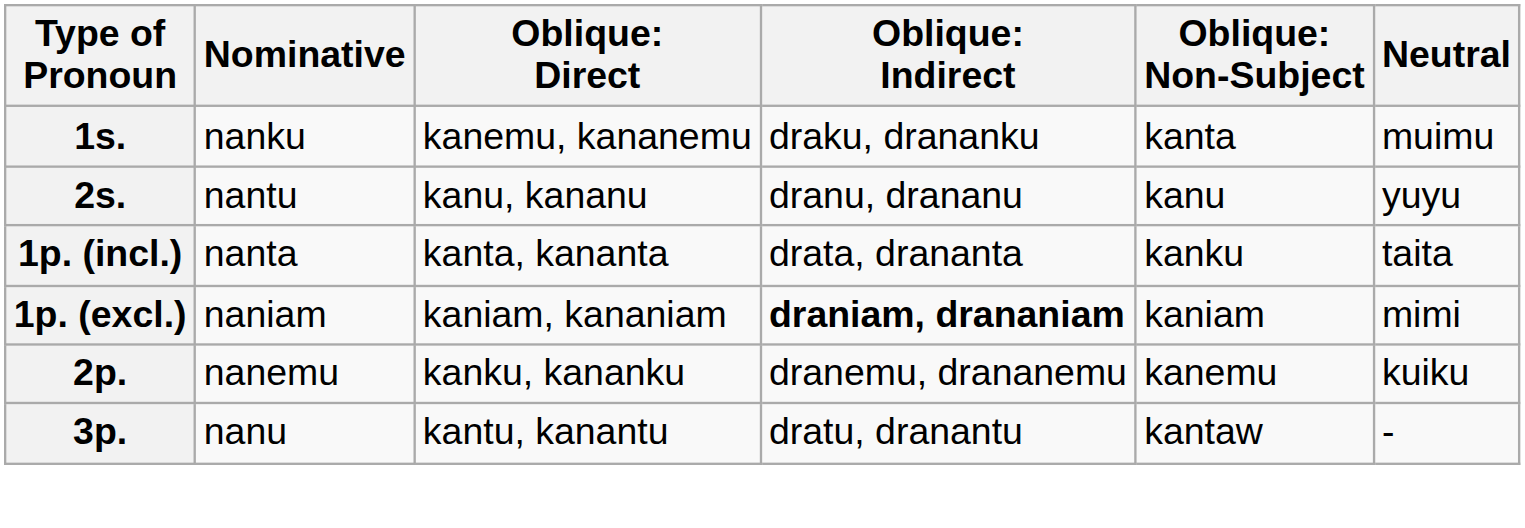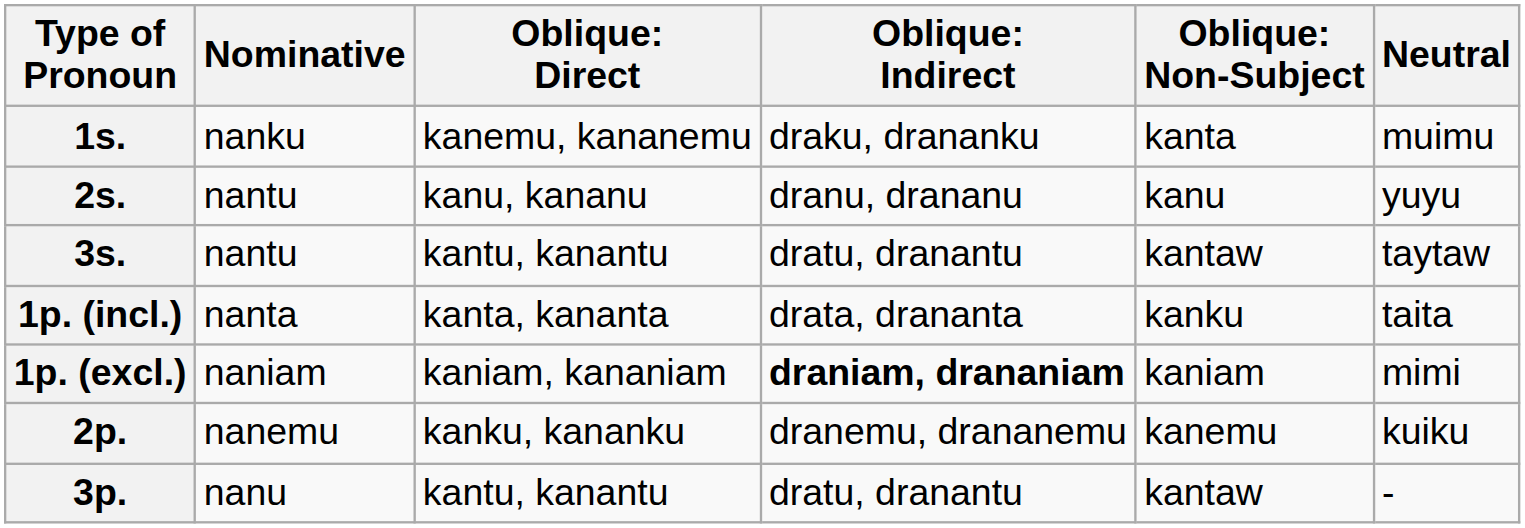+ row: (100, 254)
